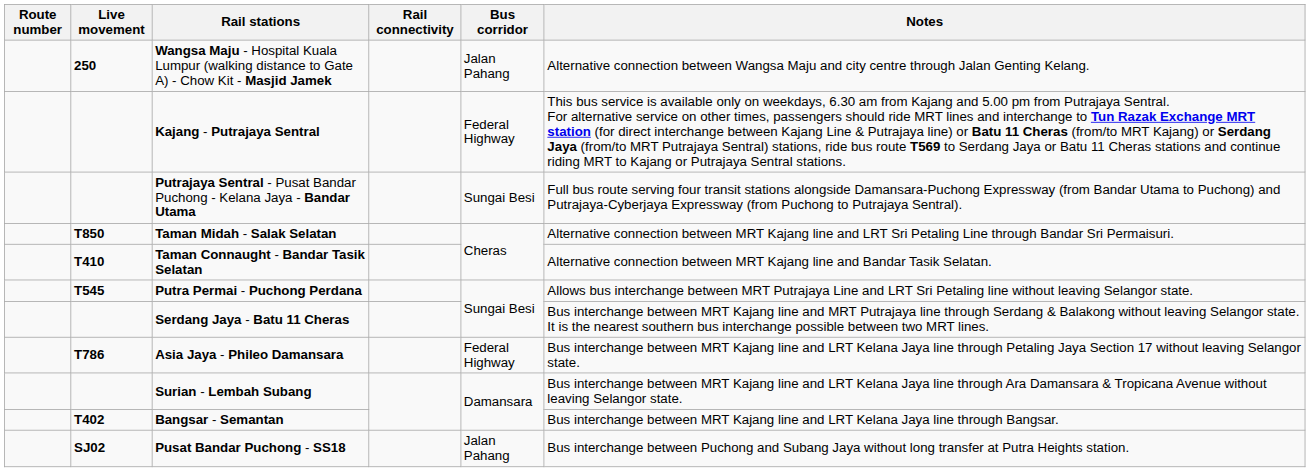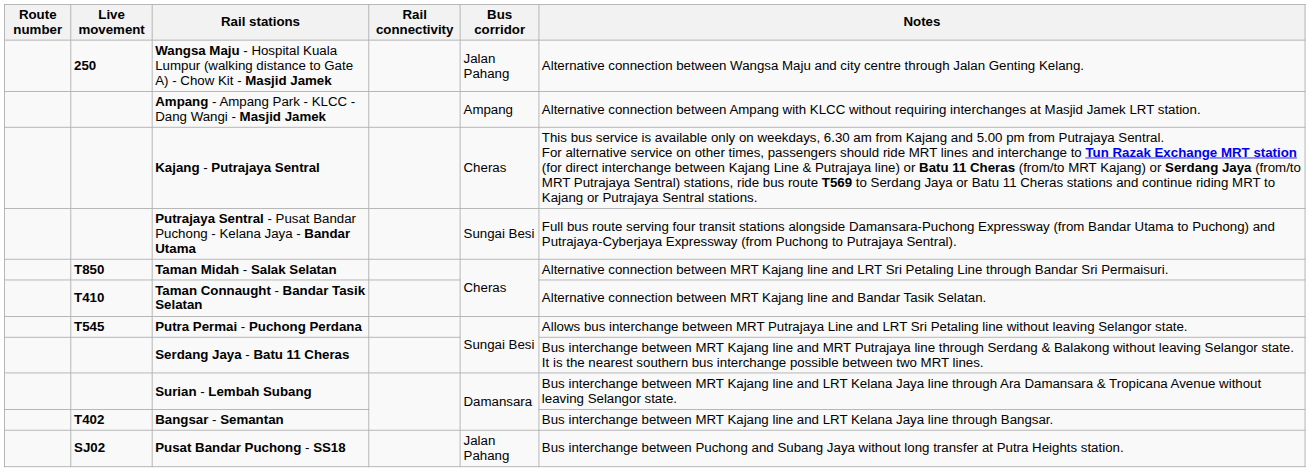+ row: (255, 109)
(489, 131) Federal Highway -> (485, 167) Cheras
- row: (249, 355)
